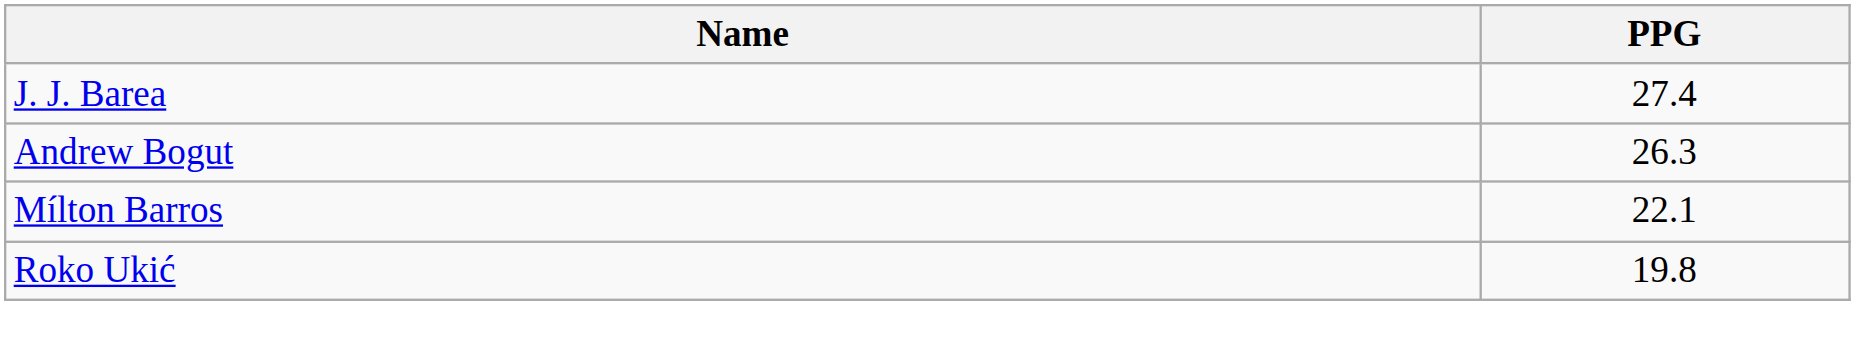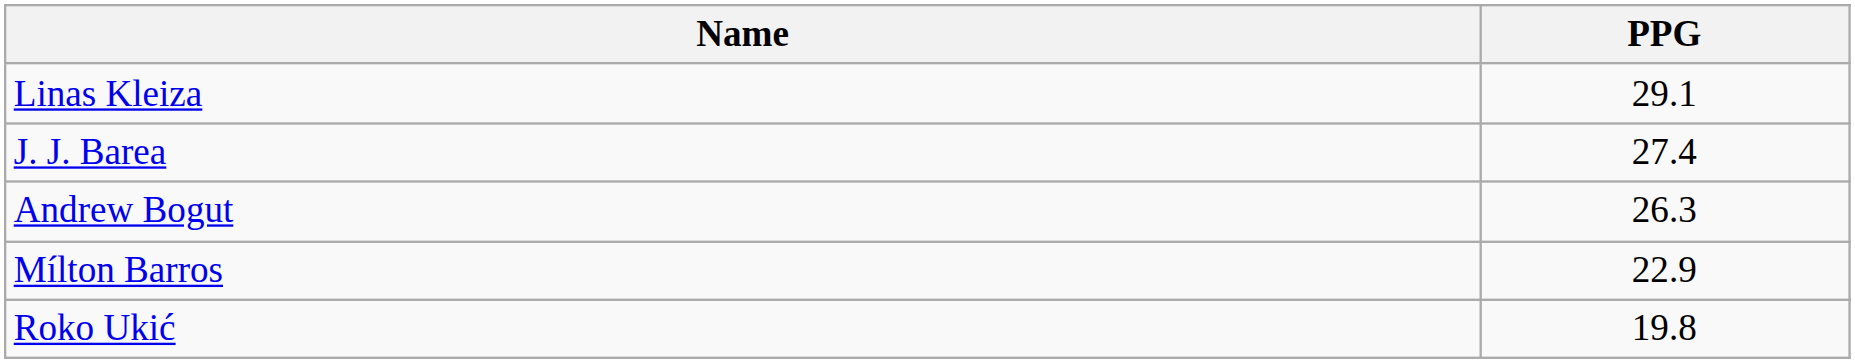+ row: (108, 92)
(1664, 210) 22.1 -> (1664, 269) 22.9
